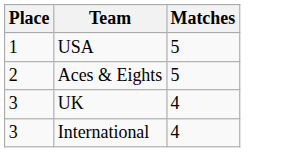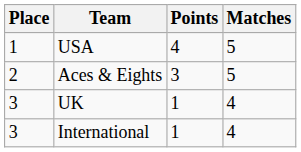+ column: (194, 18)
